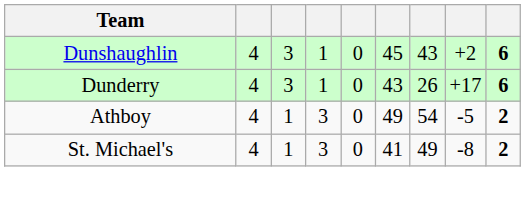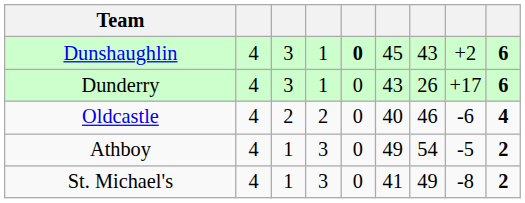(358, 52) normal -> (358, 52) bold
+ row: (120, 117)
